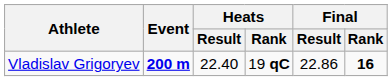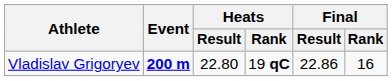(219, 64) 22.40 -> (219, 64) 22.80
(366, 64) bold -> (366, 64) normal
